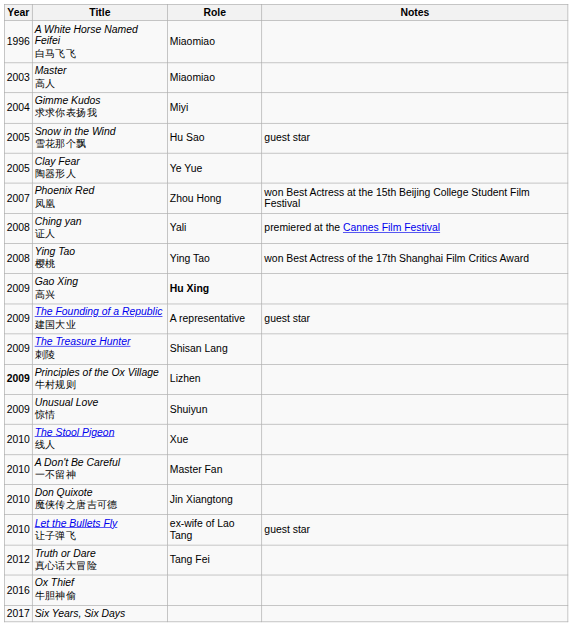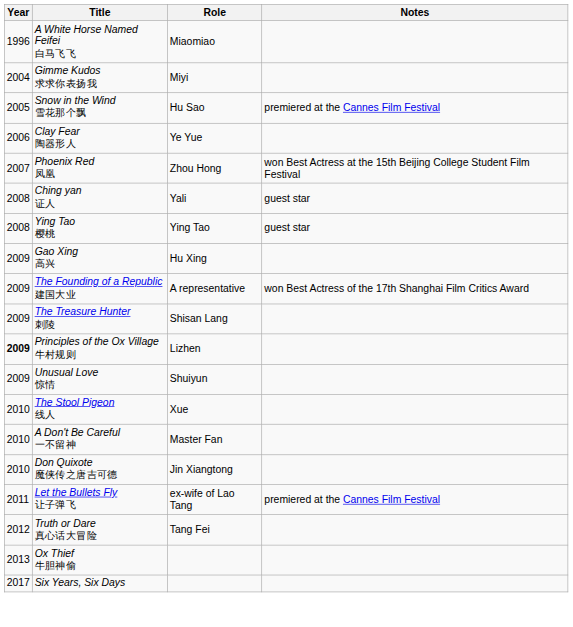- row: (51, 77)
(287, 138) guest star -> (352, 108) premiered at the Cannes Film Festival
(18, 168) 2005 -> (18, 138) 2006
(352, 228) premiered at the Cannes Film Festival -> (287, 198) guest star
(397, 258) won Best Actress of the 17th Shanghai Film Critics Award -> (287, 228) guest star
(189, 288) bold -> (188, 258) normal
(287, 319) guest star -> (397, 288) won Best Actress of the 17th Shanghai Film Critics Award
(18, 530) 2010 -> (18, 499) 2011
(287, 530) guest star -> (352, 499) premiered at the Cannes Film Festival
(18, 590) 2016 -> (18, 560) 2013
